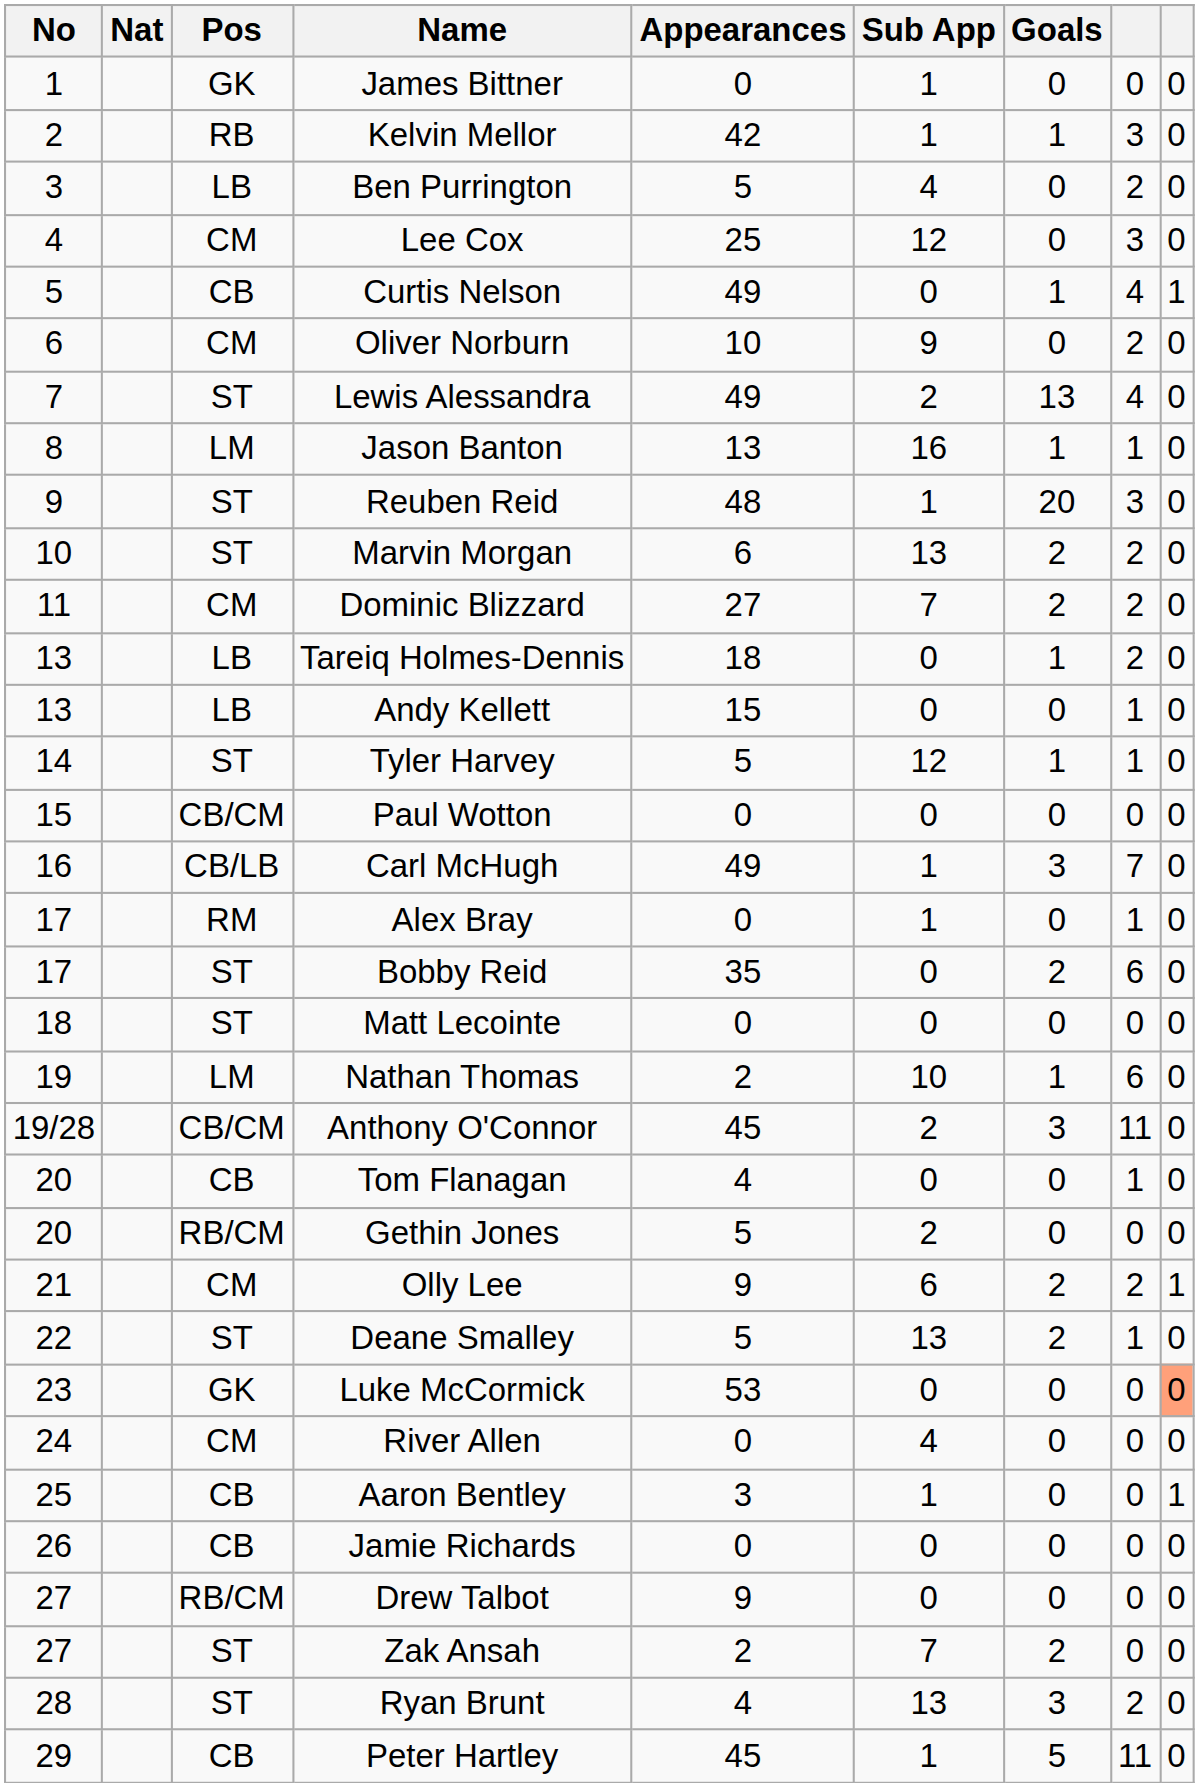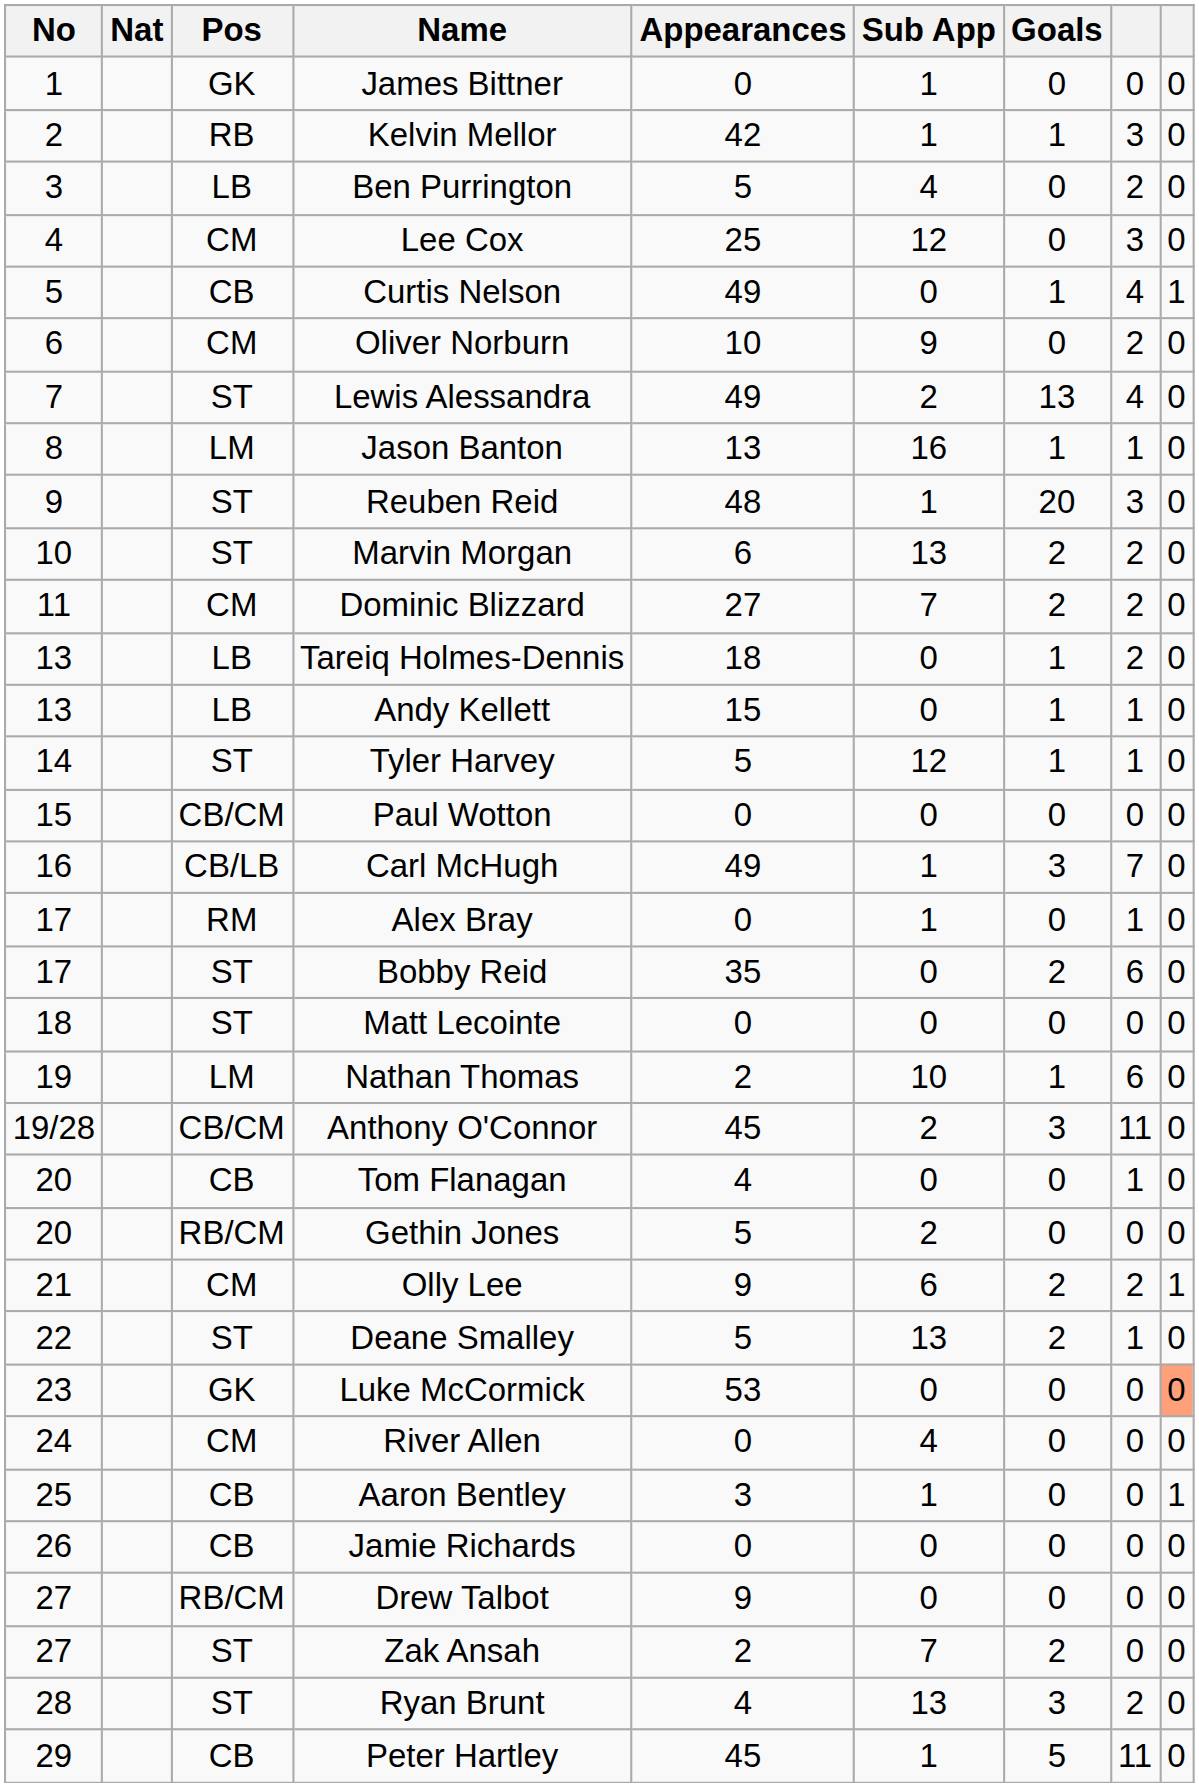(1057, 710) 0 -> (1057, 710) 1
